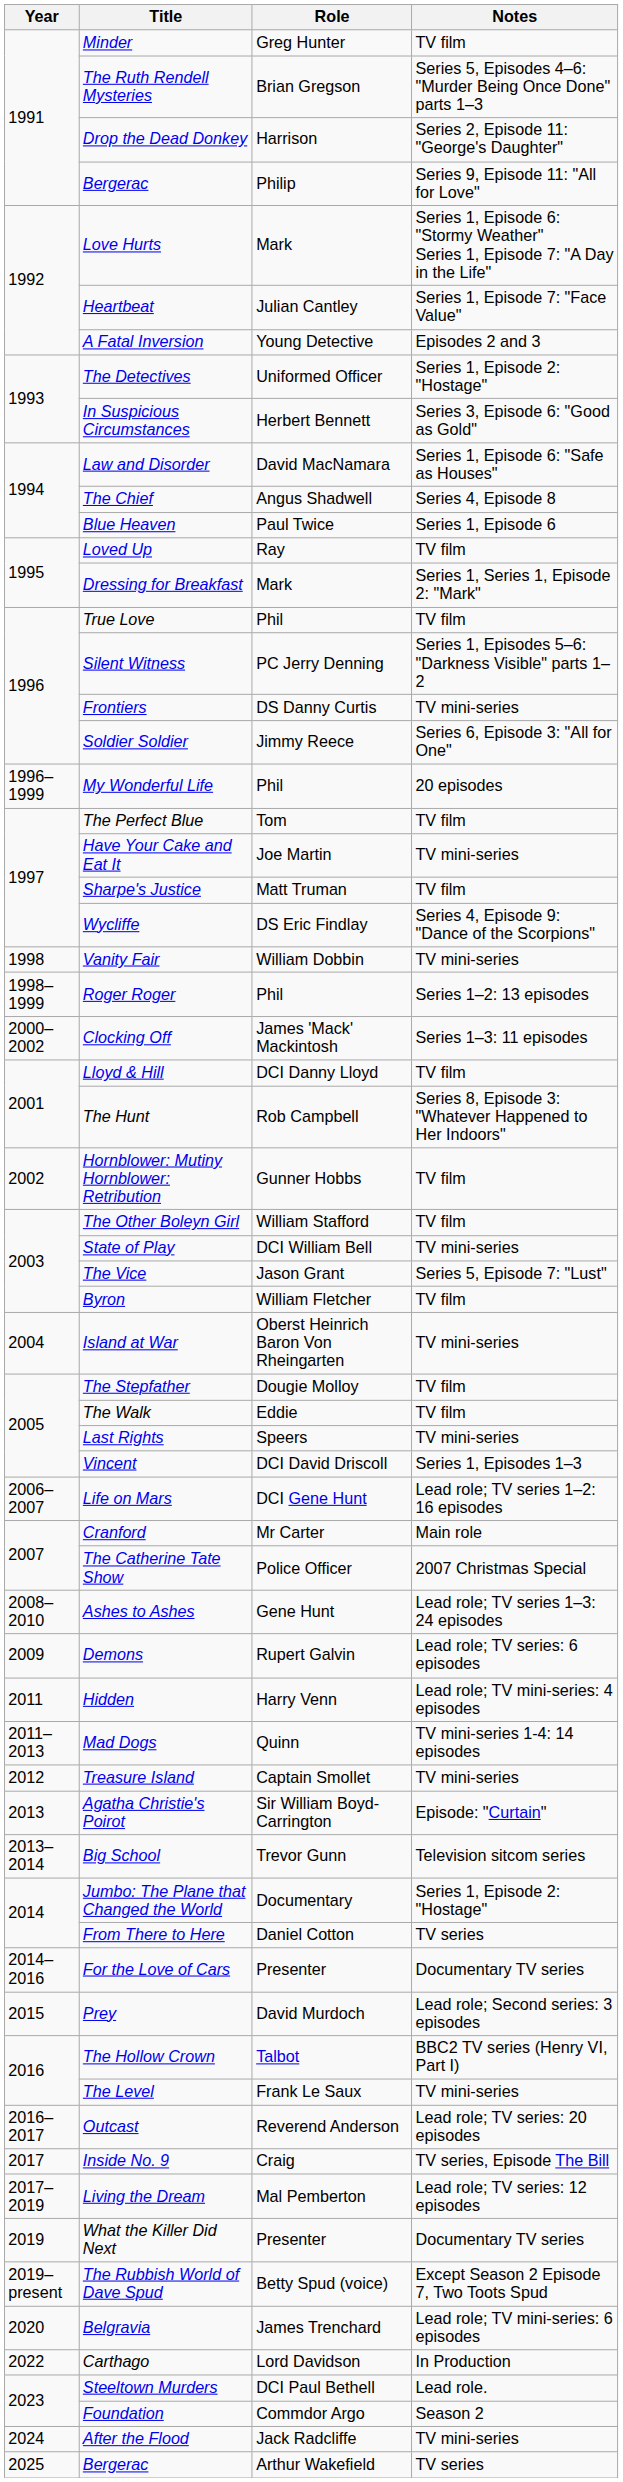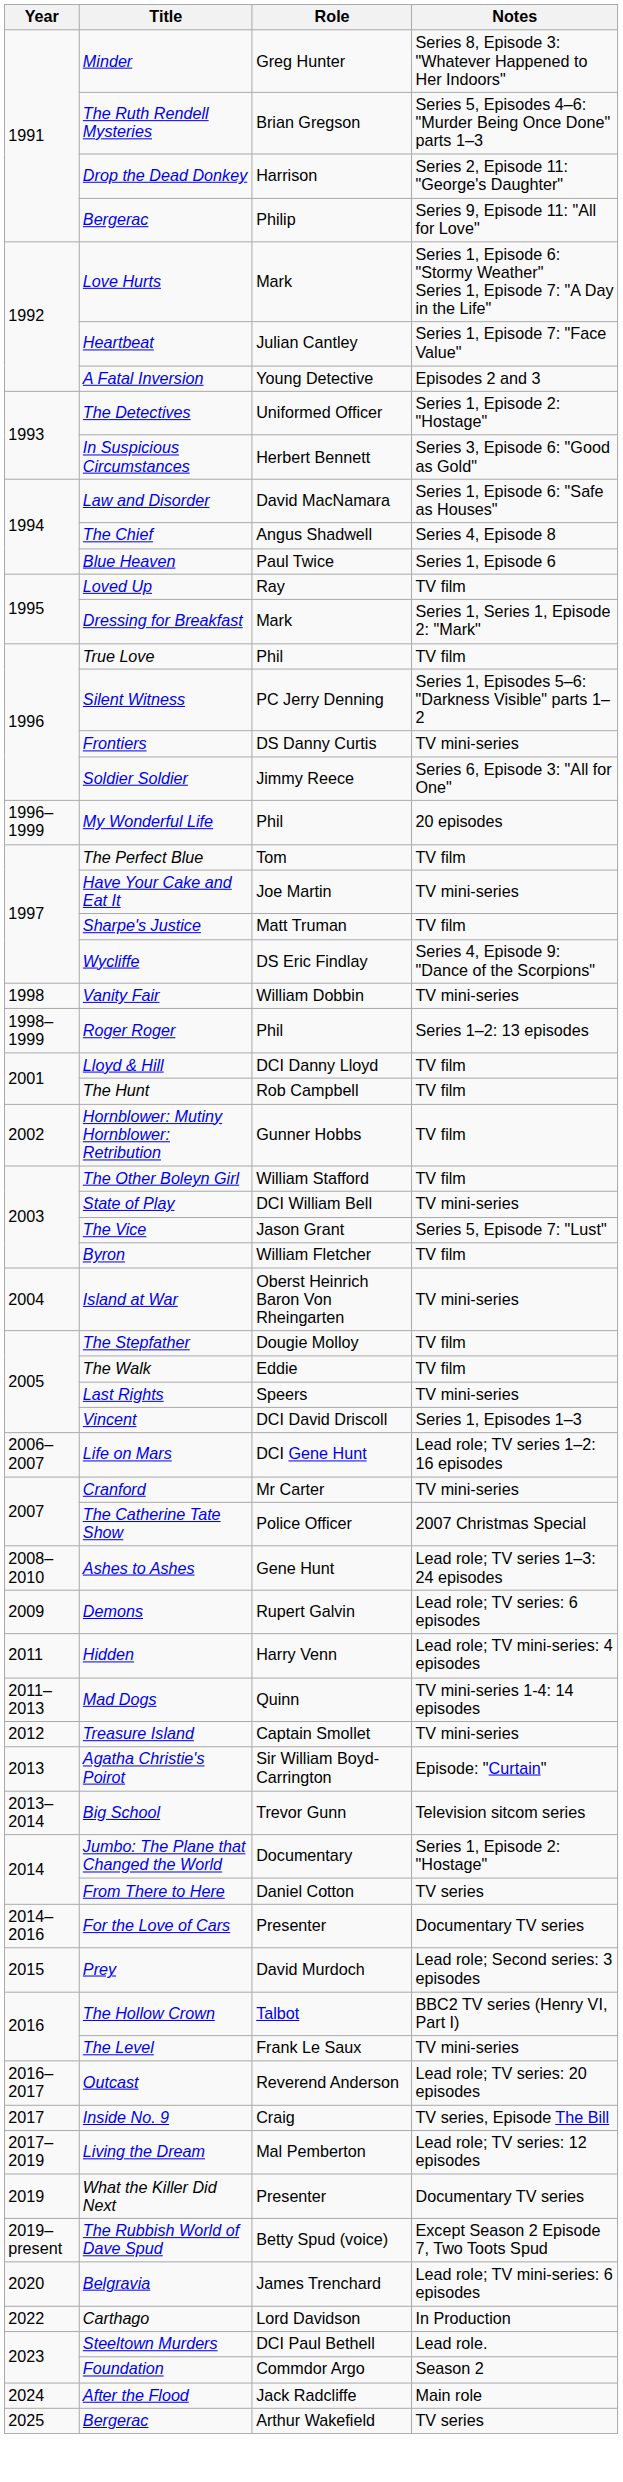(441, 42) TV film -> (501, 61) Series 8, Episode 3: "Whatever Happened to Her Indoors"
- row: (127, 1038)
(501, 1116) Series 8, Episode 3: "Whatever Happened to Her Indoors" -> (441, 1091) TV film
(449, 1533) Main role -> (467, 1489) TV mini-series
(467, 2439) TV mini-series -> (449, 2395) Main role
